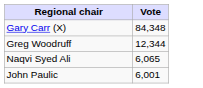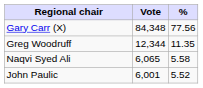+ column: (183, 12)
